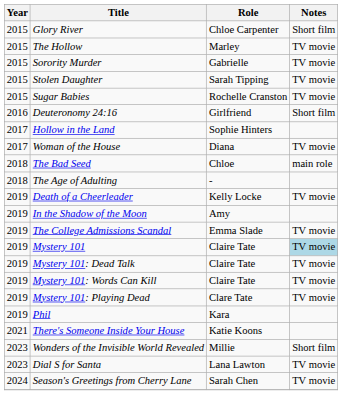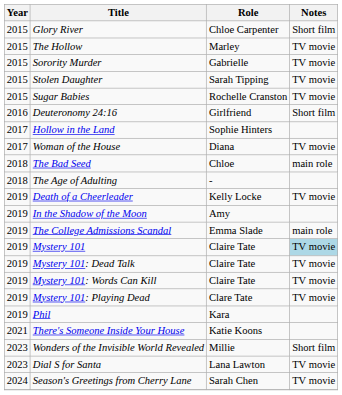(314, 230) TV movie -> (312, 230) main role
